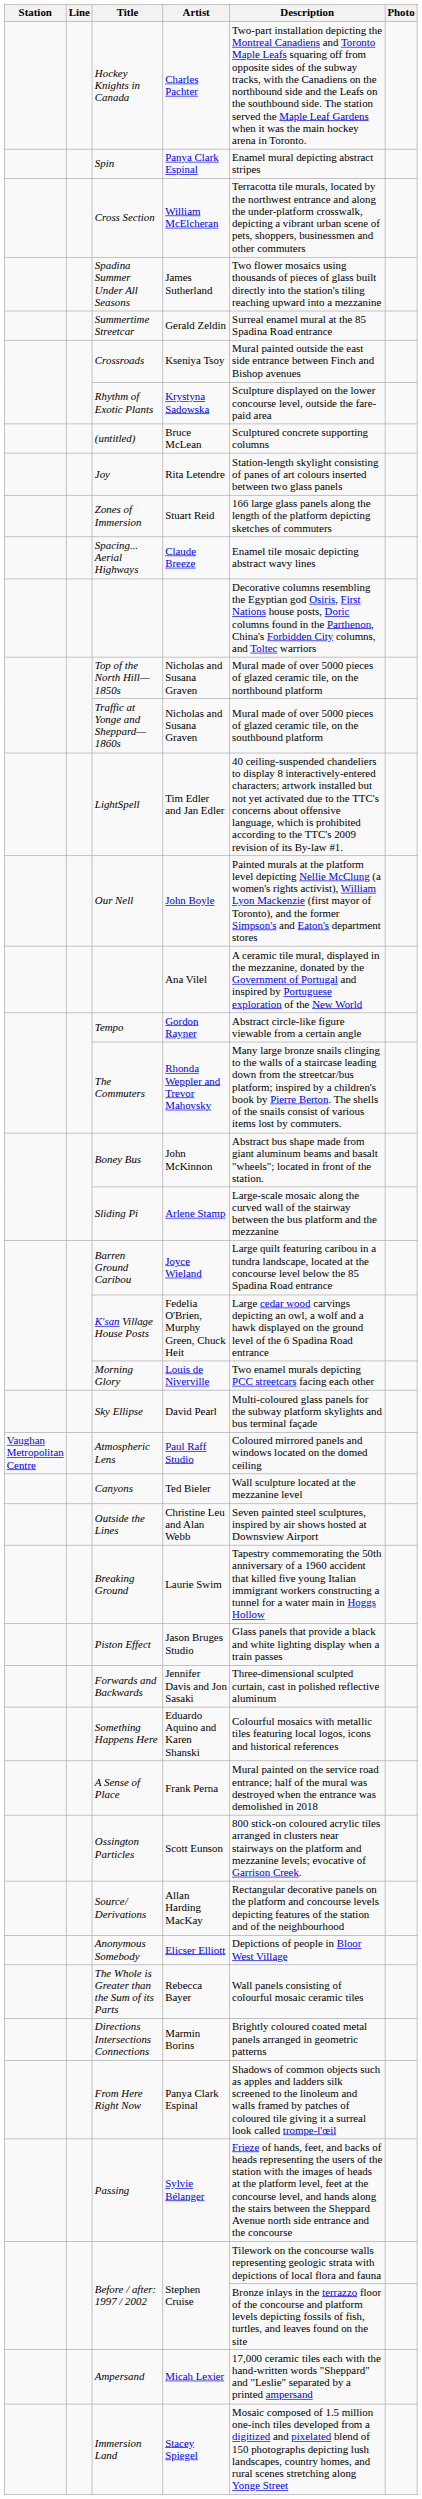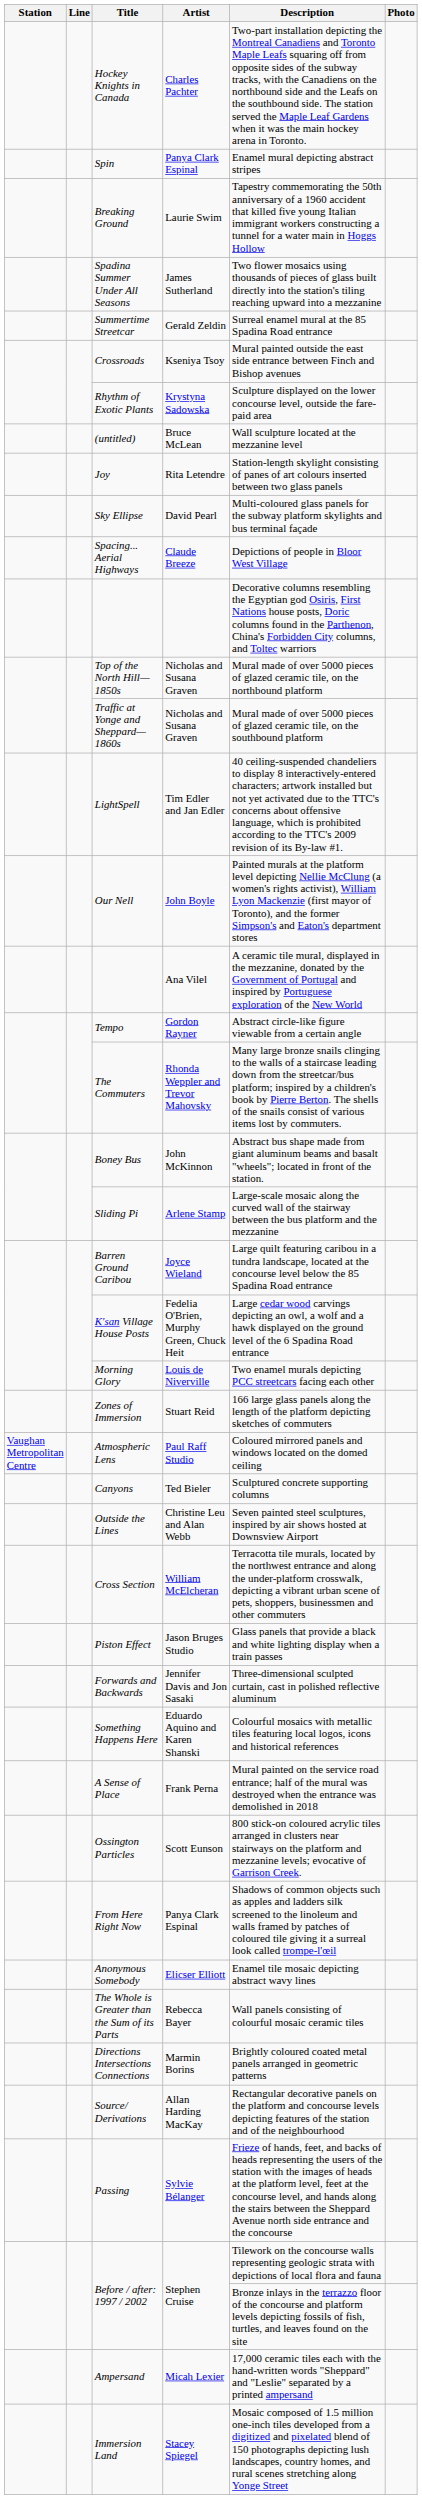rows swapped: (125, 217) <-> (115, 1584)
(300, 438) Sculptured concrete supporting columns -> (294, 438) Wall sculpture located at the mezzanine level
rows swapped: (119, 1411) <-> (118, 516)
(295, 557) Enamel tile mosaic depicting abstract wavy lines -> (297, 557) Depictions of people in Bloor West Village
(294, 1488) Wall sculpture located at the mezzanine level -> (300, 1488) Sculptured concrete supporting columns
rows swapped: (121, 1908) <-> (119, 2099)
(297, 1950) Depictions of people in Bloor West Village -> (295, 1974) Enamel tile mosaic depicting abstract wavy lines
